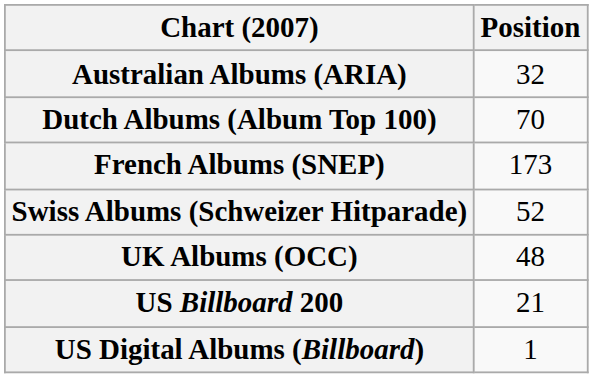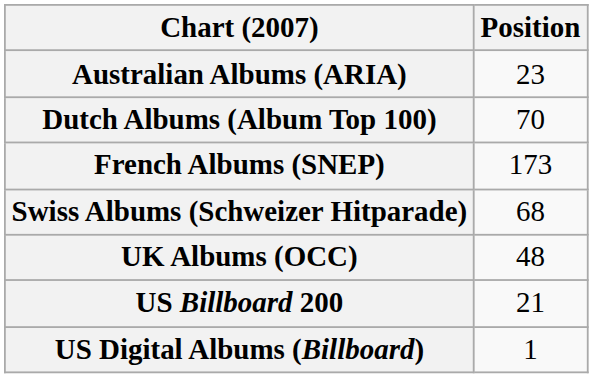(530, 73) 32 -> (530, 73) 23
(530, 211) 52 -> (530, 211) 68
